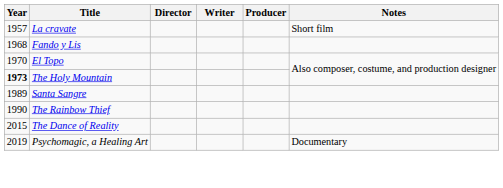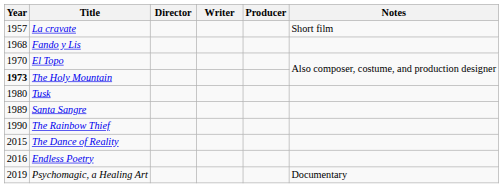+ row: (41, 93)
+ row: (63, 158)
